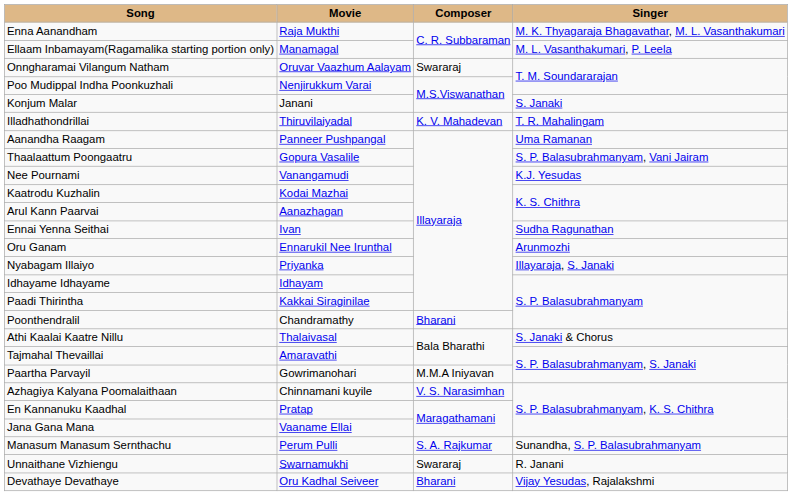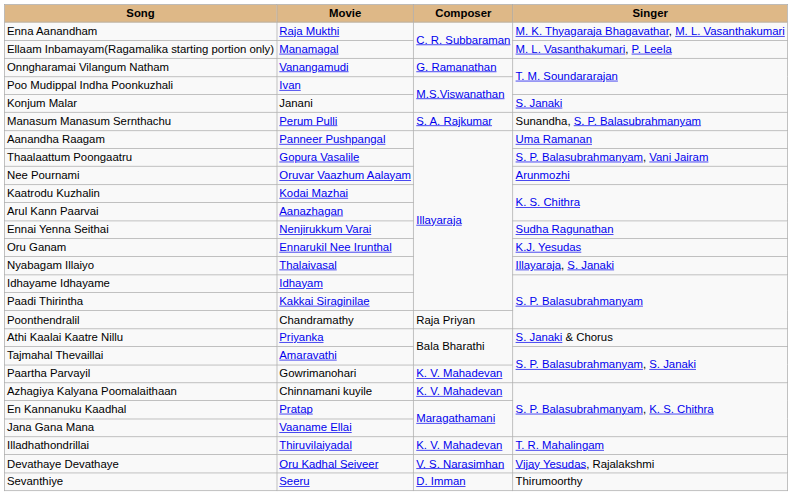(345, 67) Oruvar Vaazhum Aalayam -> (314, 67) Vanangamudi
(439, 67) Swararaj -> (456, 67) G. Ramanathan
(325, 85) Nenjirukkum Varai -> (290, 85) Ivan
rows swapped: (48, 121) <-> (89, 445)
(314, 175) Vanangamudi -> (345, 175) Oruvar Vaazhum Aalayam
(548, 175) K.J. Yesudas -> (543, 175) Arunmozhi
(290, 229) Ivan -> (325, 229) Nenjirukkum Varai
(543, 247) Arunmozhi -> (548, 247) K.J. Yesudas
(301, 265) Priyanka -> (308, 265) Thalaivasal
(436, 319) Bharani -> (446, 319) Raja Priyan
(308, 337) Thalaivasal -> (301, 337) Priyanka
(455, 373) M.M.A Iniyavan -> (459, 373) K. V. Mahadevan
(460, 391) V. S. Narasimhan -> (459, 391) K. V. Mahadevan
- row: (62, 463)
(436, 481) Bharani -> (460, 463) V. S. Narasimhan
+ row: (35, 481)
